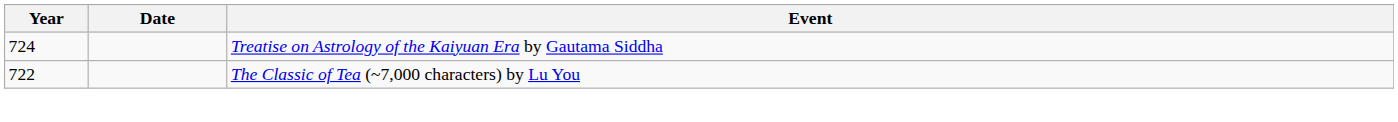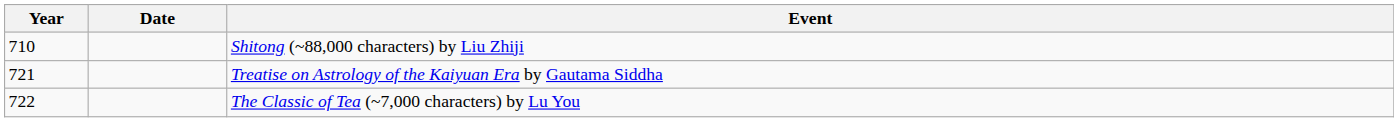+ row: (377, 46)
(22, 46) 724 -> (22, 74) 721
